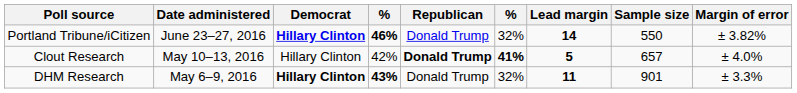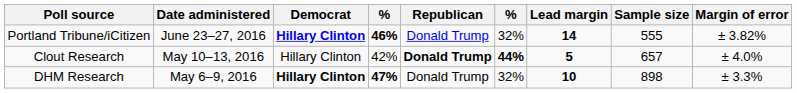(652, 35) 550 -> (652, 35) 555
(511, 56) 41% -> (511, 56) 44%
(384, 77) 43% -> (384, 77) 47%
(569, 77) 11 -> (569, 77) 10
(652, 77) 901 -> (652, 77) 898
